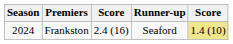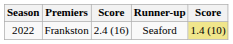(23, 30) 2024 -> (23, 30) 2022
